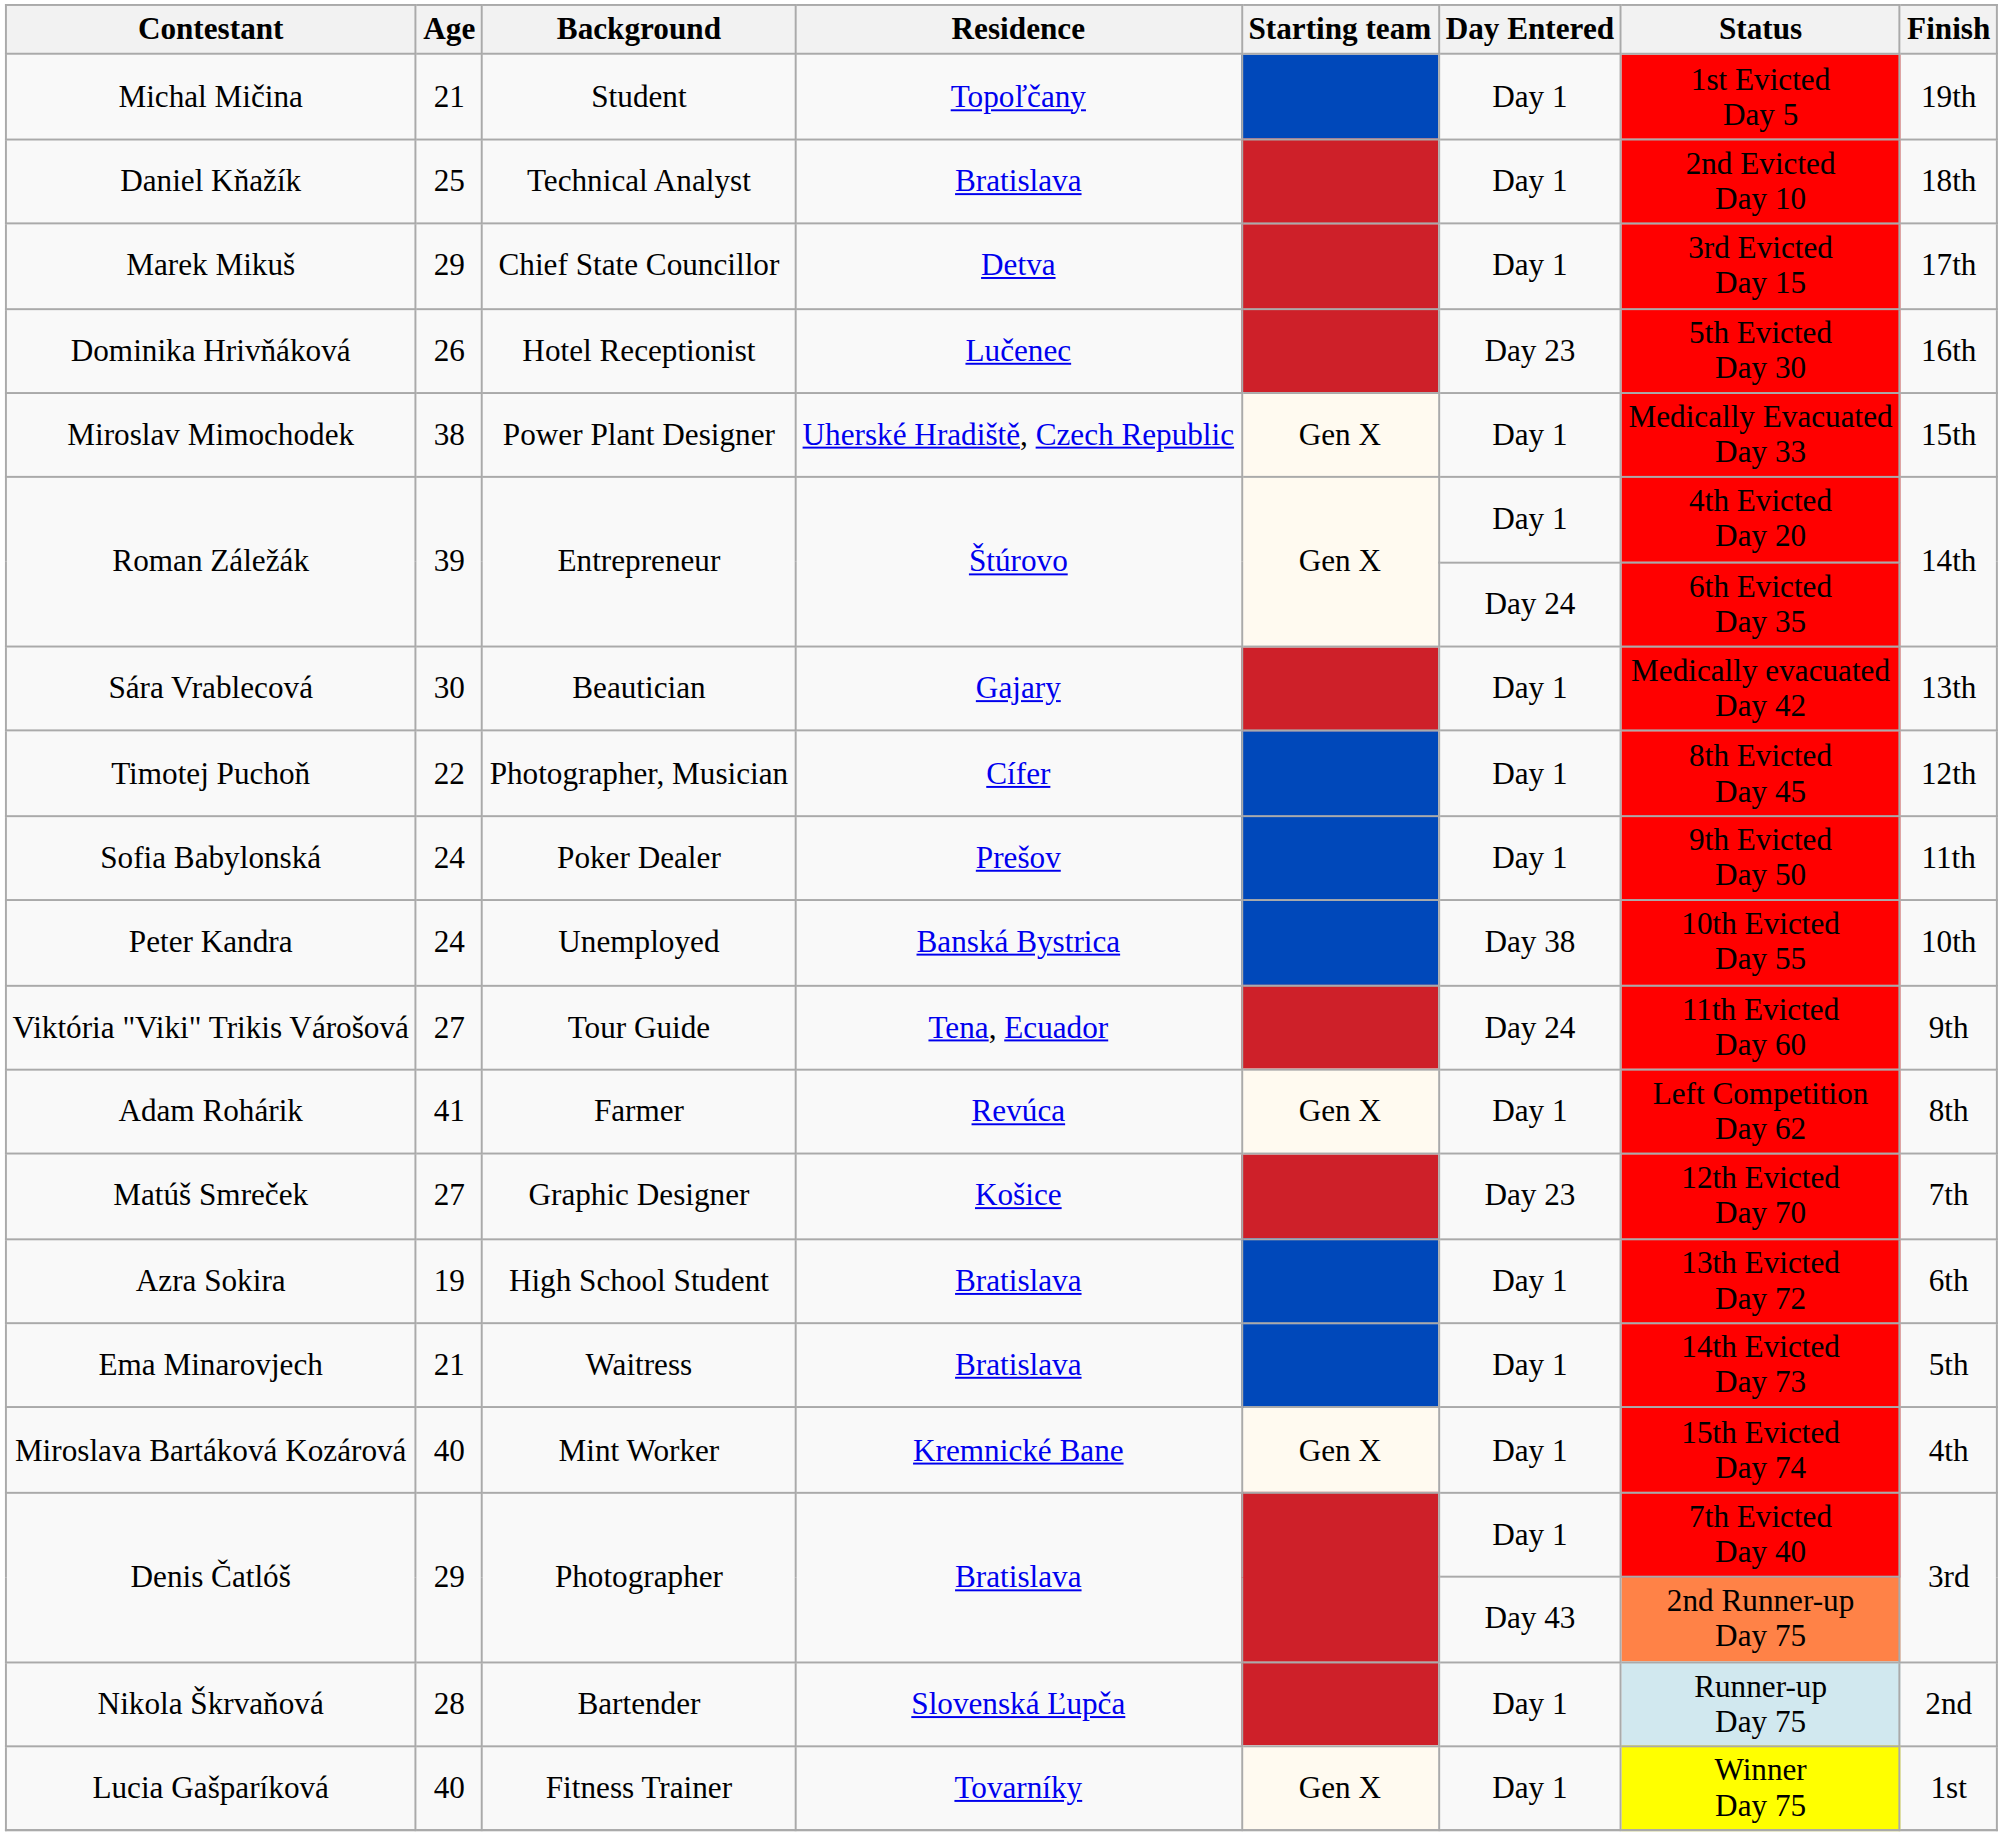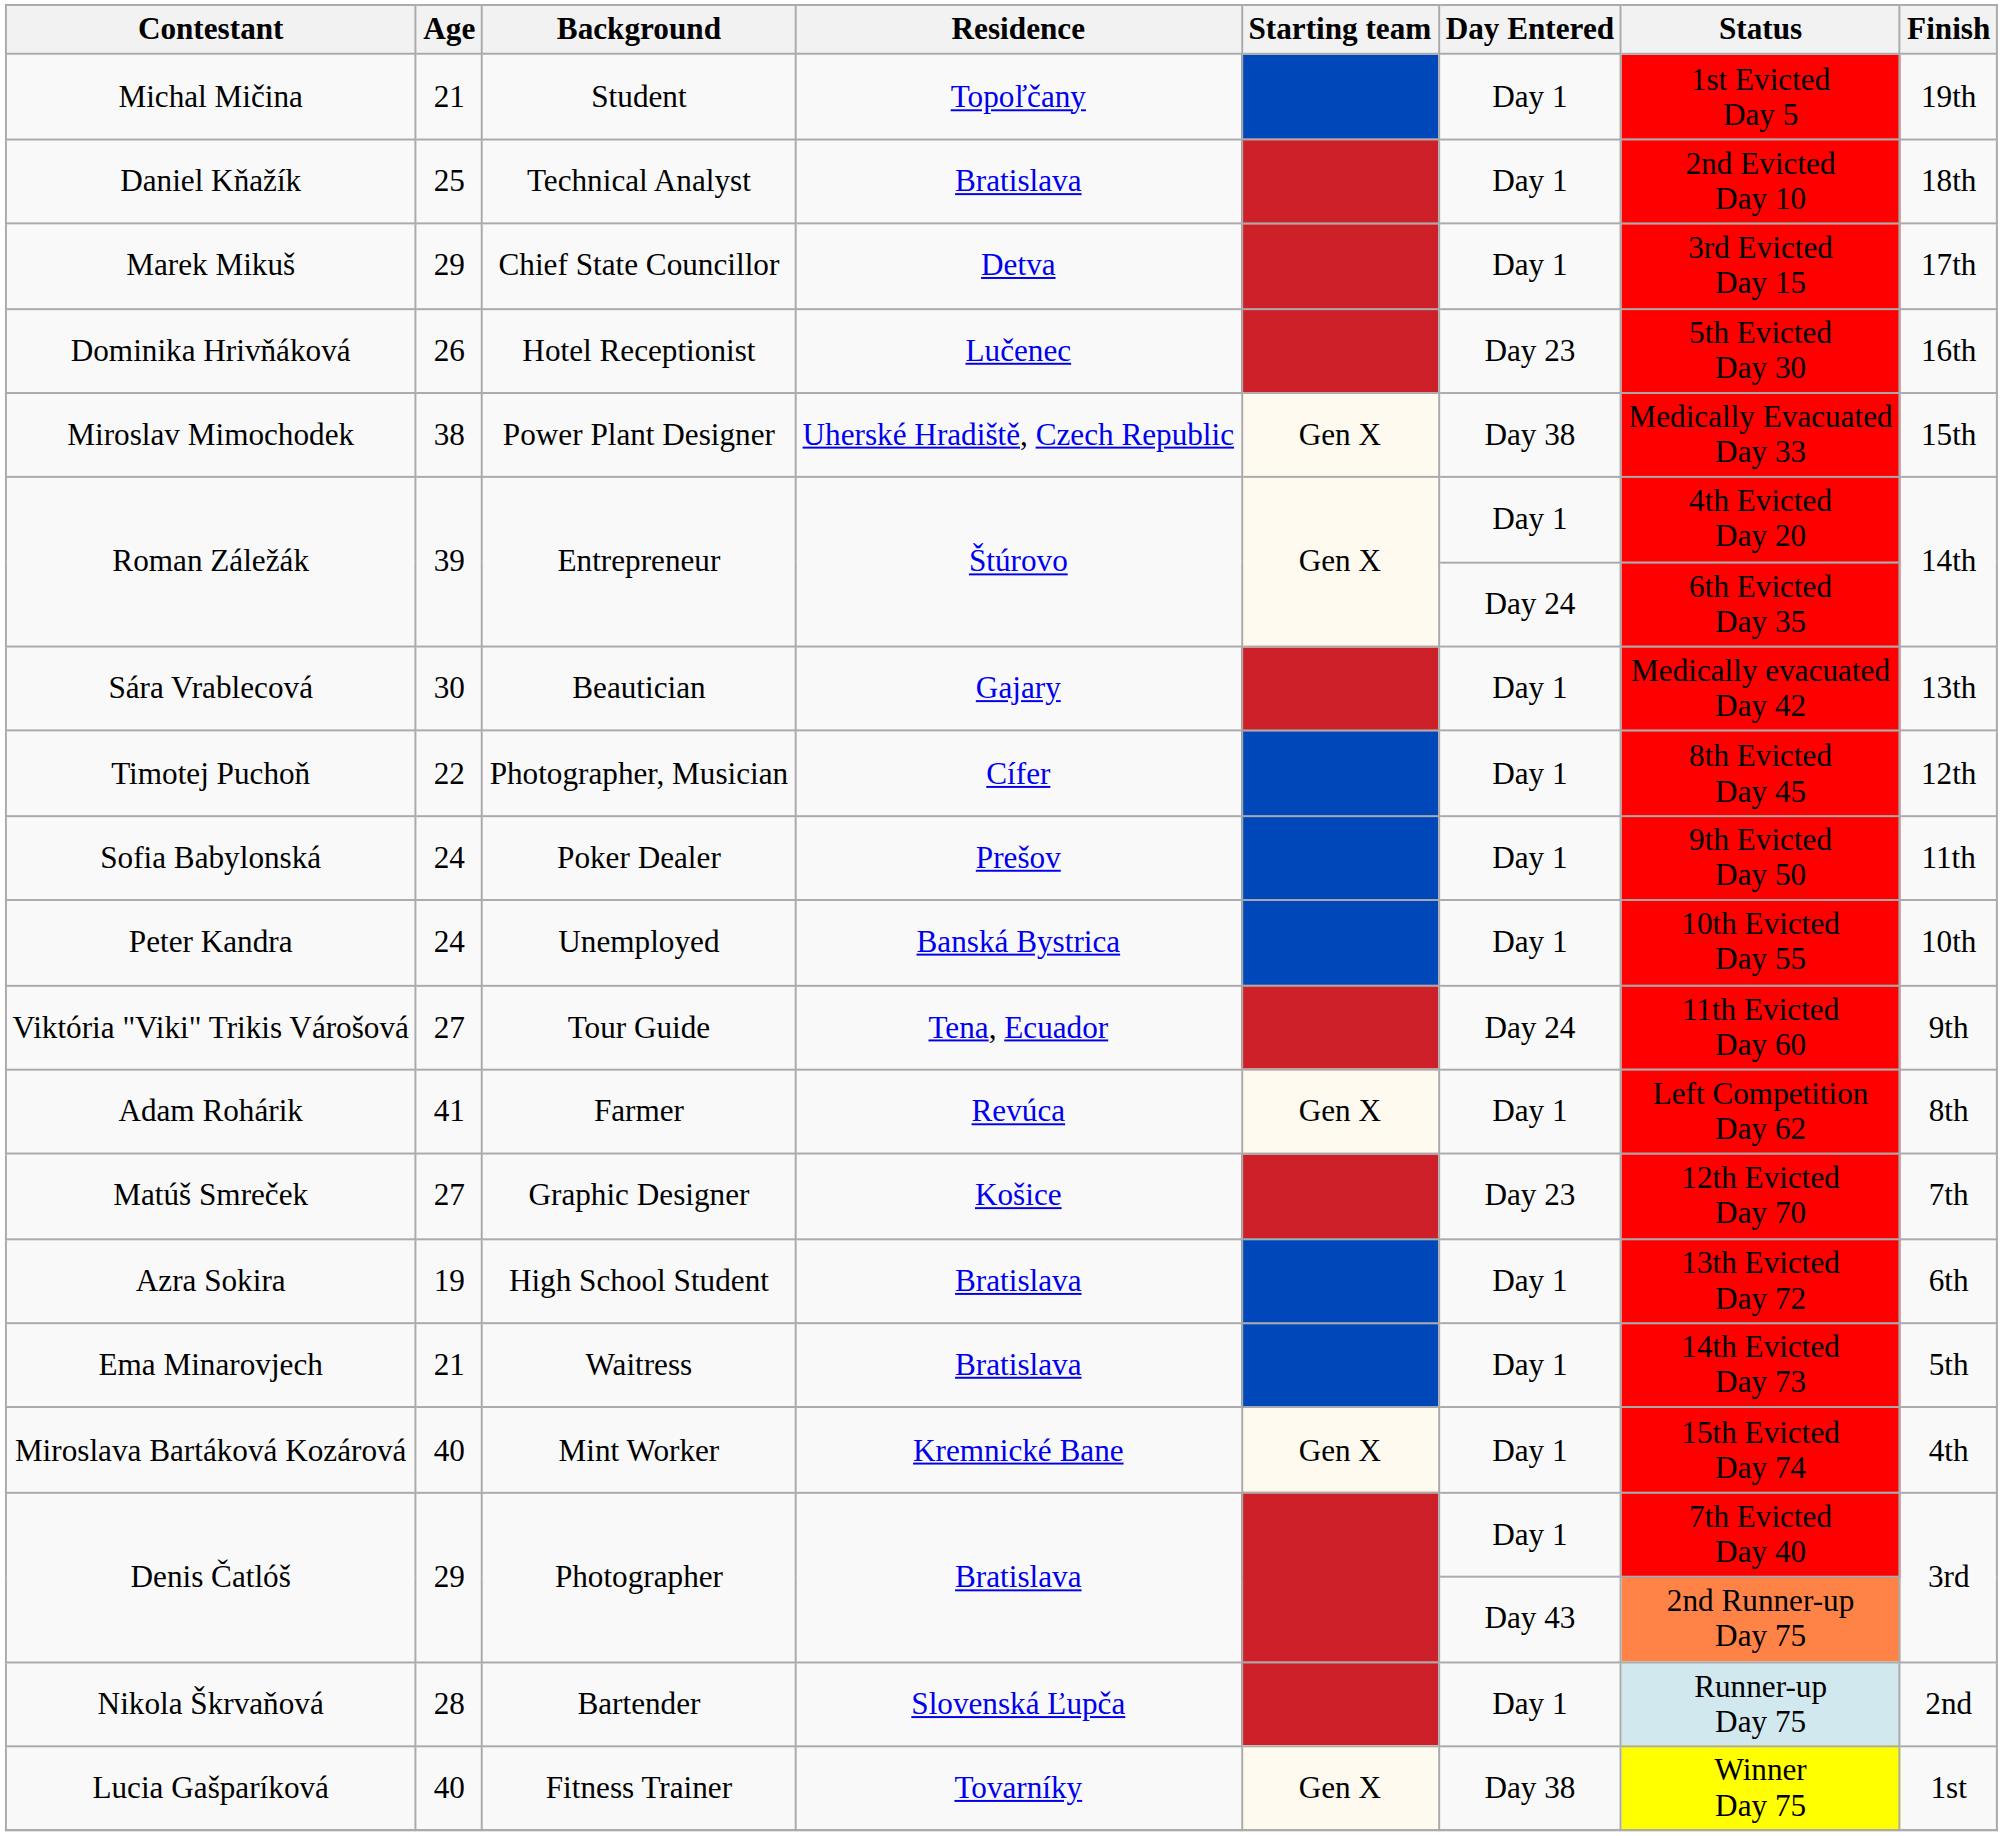(1530, 434) Day 1 -> (1530, 434) Day 38
(1530, 942) Day 38 -> (1530, 942) Day 1
(1530, 1787) Day 1 -> (1530, 1787) Day 38
